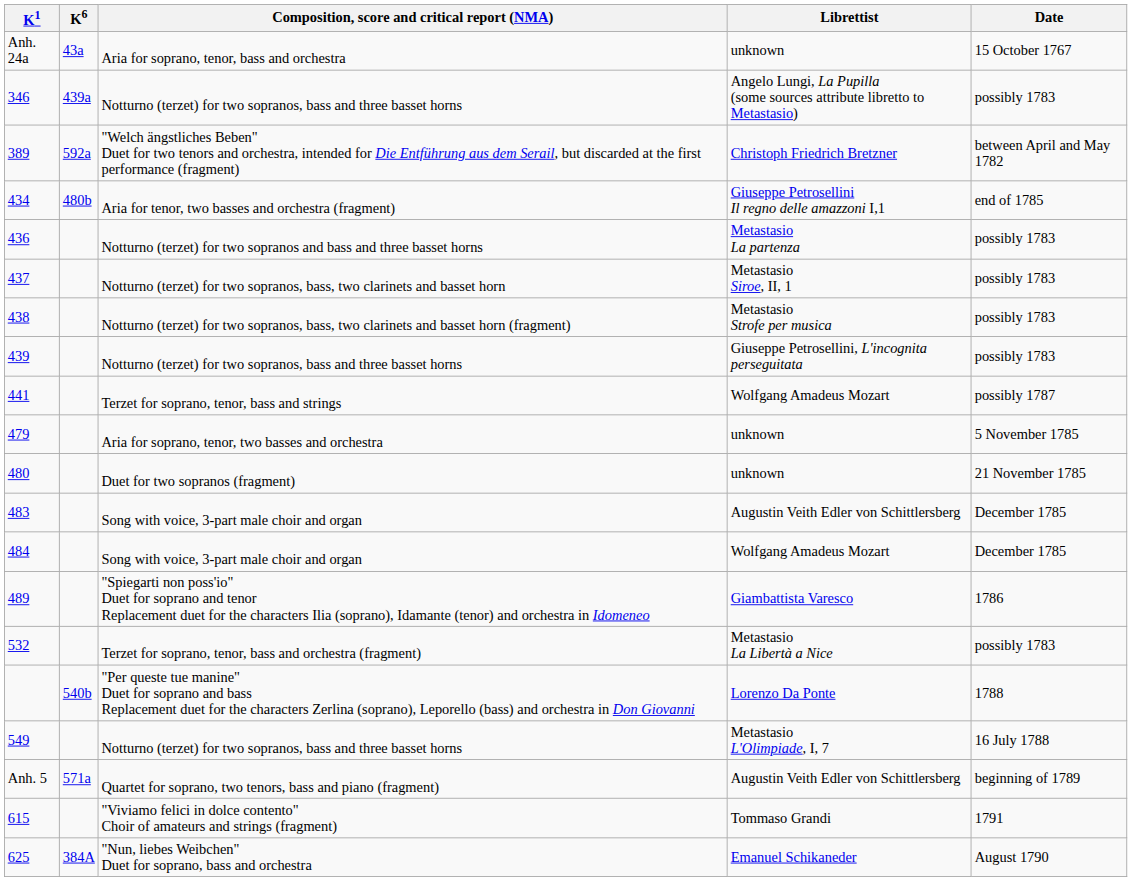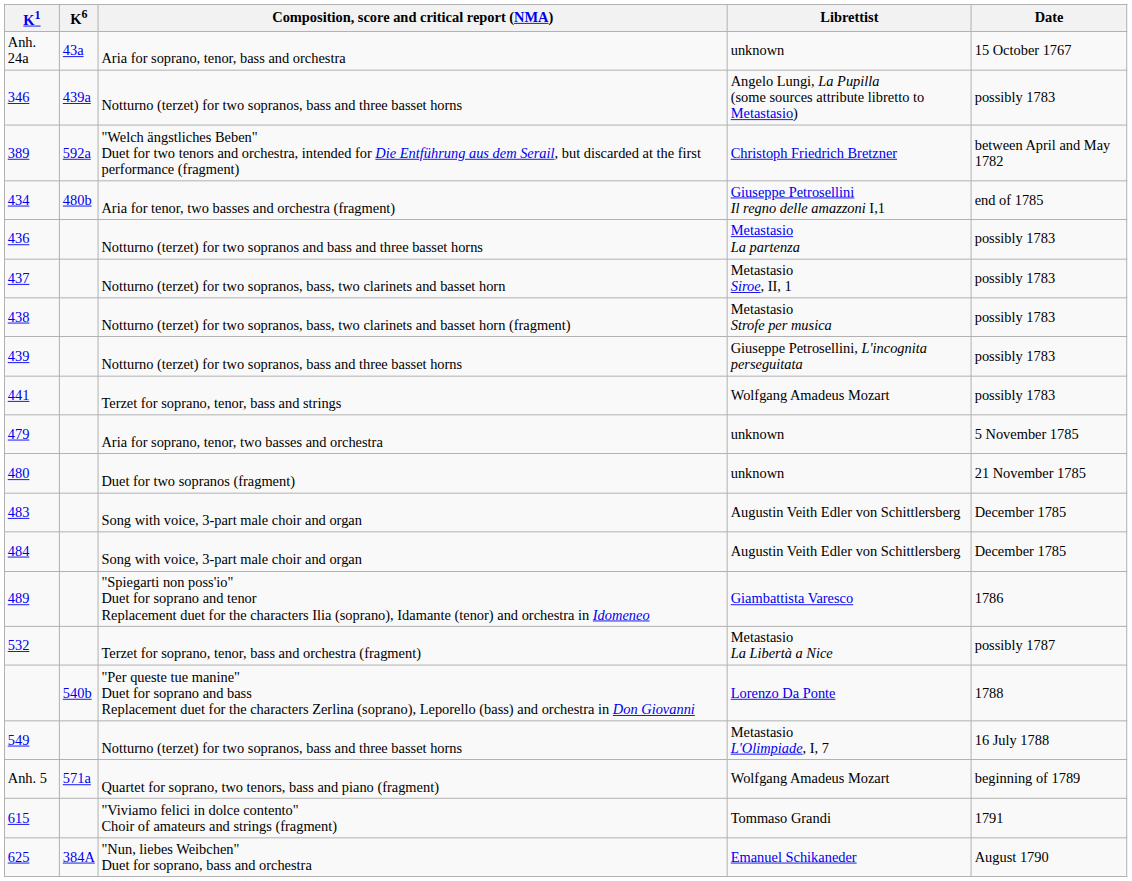(1015, 395) possibly 1787 -> (1015, 395) possibly 1783
(810, 551) Wolfgang Amadeus Mozart -> (846, 551) Augustin Veith Edler von Schittlersberg
(1015, 645) possibly 1783 -> (1015, 645) possibly 1787
(846, 779) Augustin Veith Edler von Schittlersberg -> (810, 779) Wolfgang Amadeus Mozart
